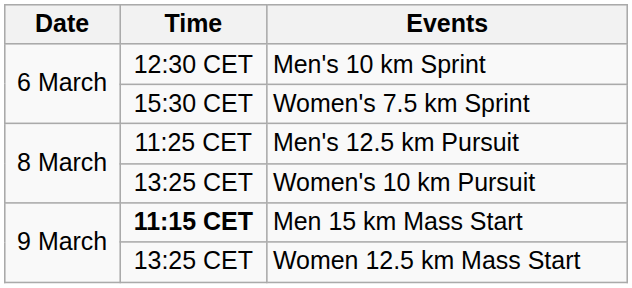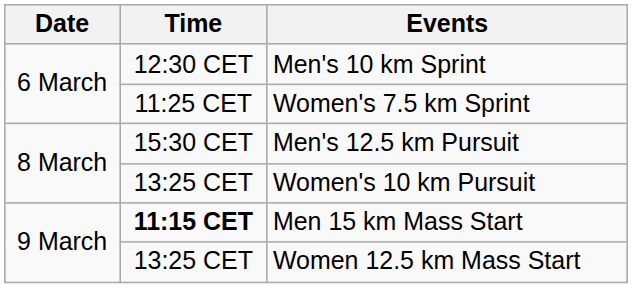(193, 103) 15:30 CET -> (193, 103) 11:25 CET
(193, 143) 11:25 CET -> (193, 143) 15:30 CET
